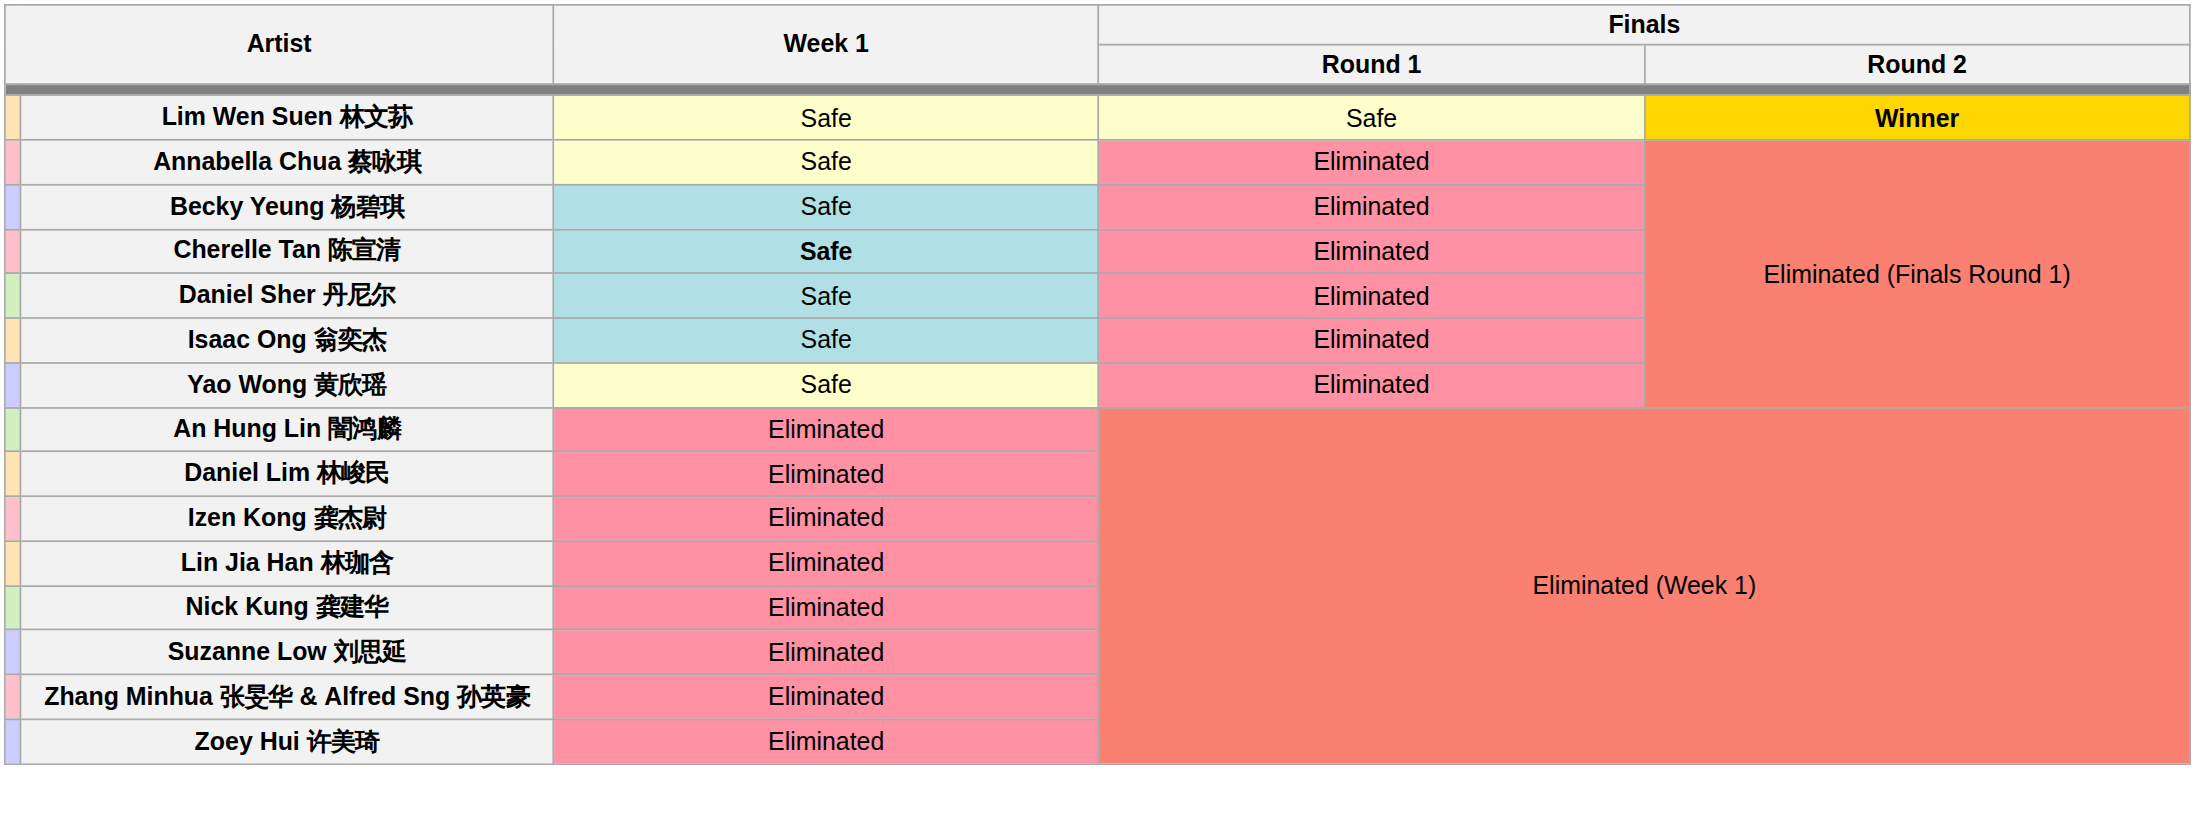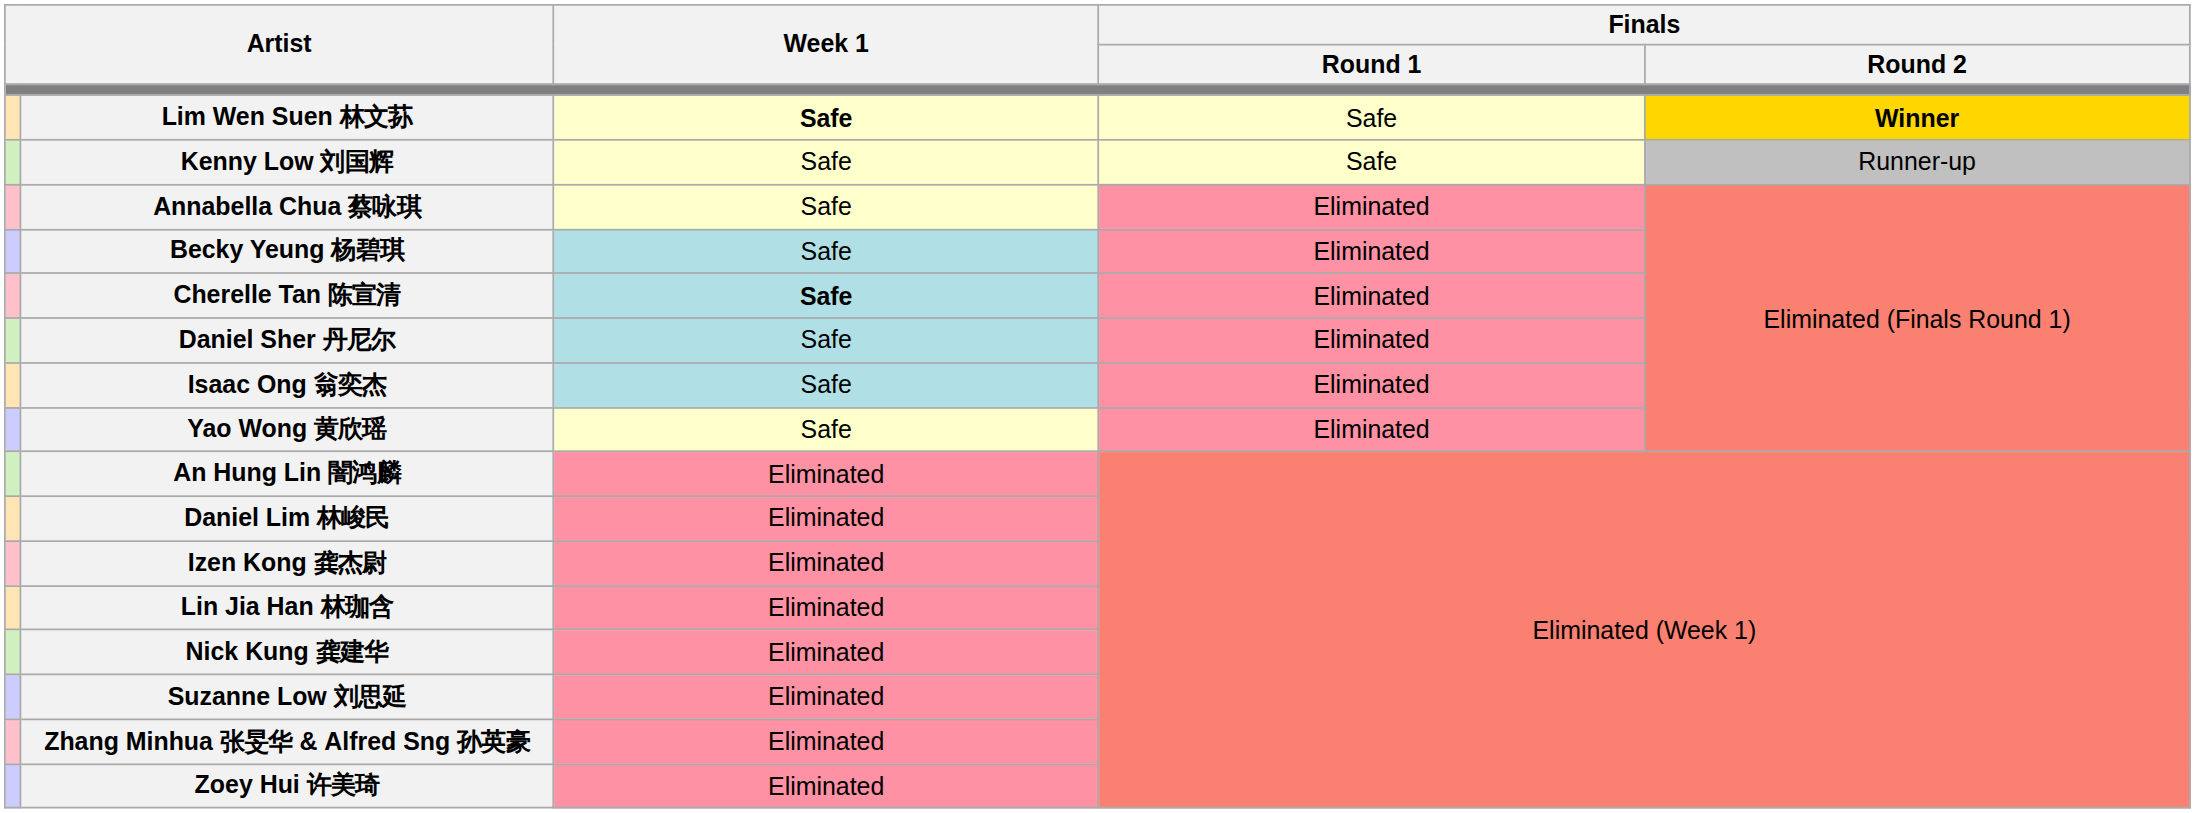(826, 118) normal -> (826, 118) bold
+ row: (287, 162)
